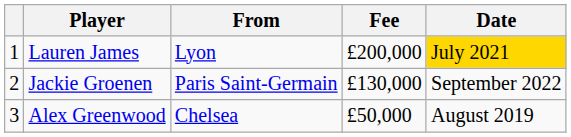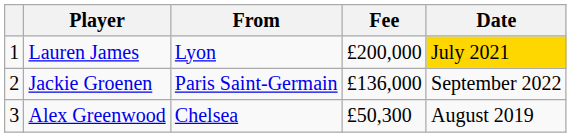(384, 83) £130,000 -> (384, 83) £136,000
(379, 115) £50,000 -> (379, 115) £50,300
